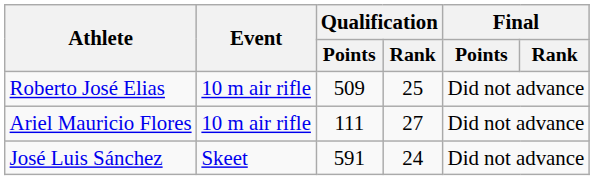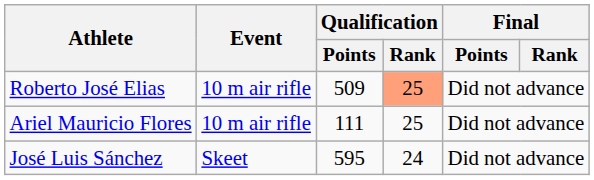(413, 89) no background -> (413, 89) lightsalmon background
(413, 123) 27 -> (413, 123) 25
(349, 158) 591 -> (349, 158) 595
